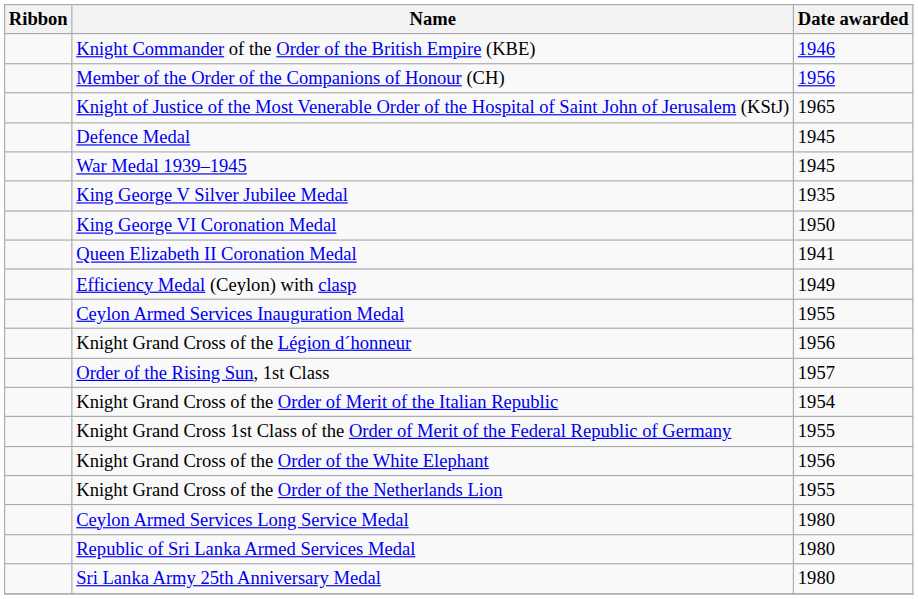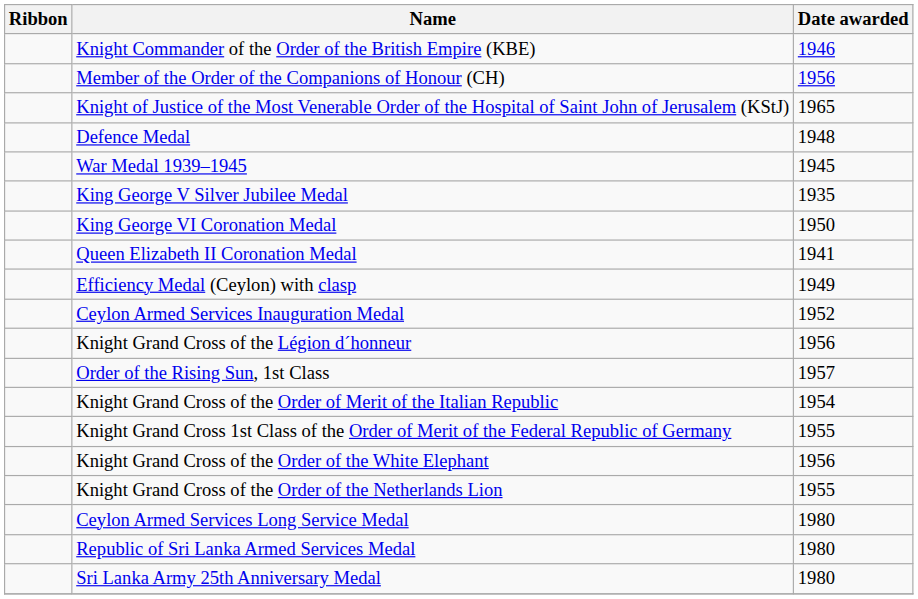(816, 136) 1945 -> (816, 136) 1948
(816, 313) 1955 -> (816, 313) 1952
